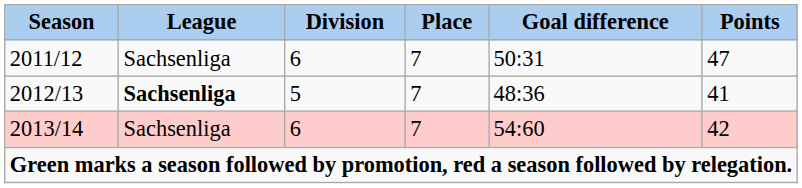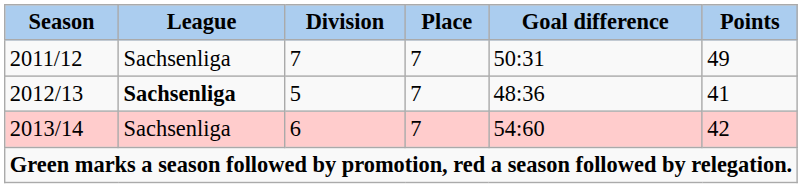(295, 57) 6 -> (295, 57) 7
(719, 57) 47 -> (719, 57) 49
